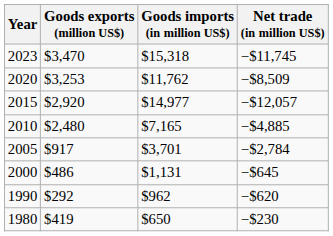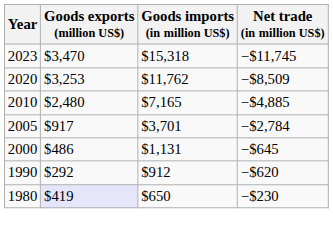- row: (23, 102)
(156, 196) $962 -> (156, 172) $912
(59, 219) no background -> (59, 196) lavender background
